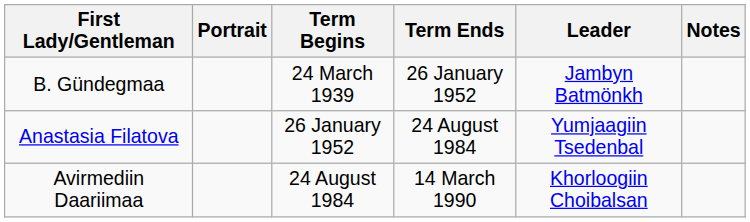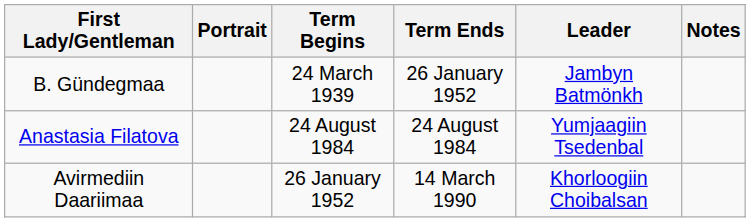(332, 136) 26 January 1952 -> (332, 136) 24 August 1984
(332, 189) 24 August 1984 -> (332, 189) 26 January 1952
